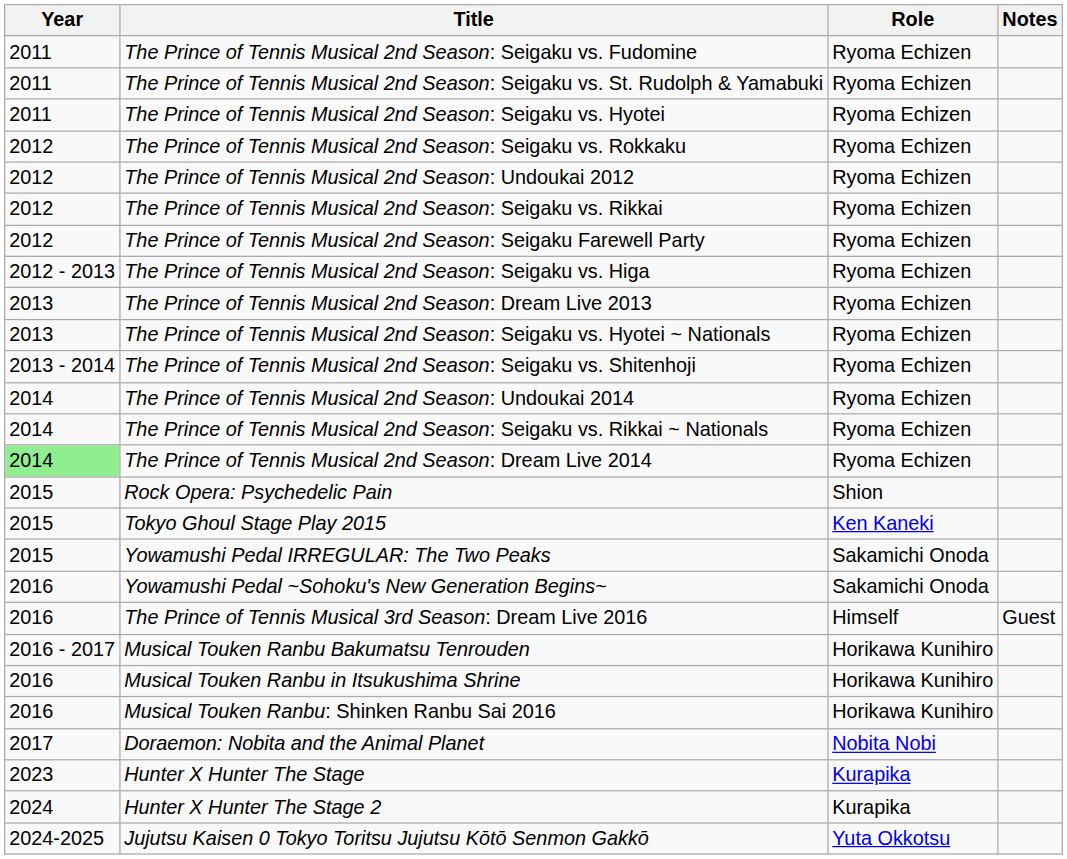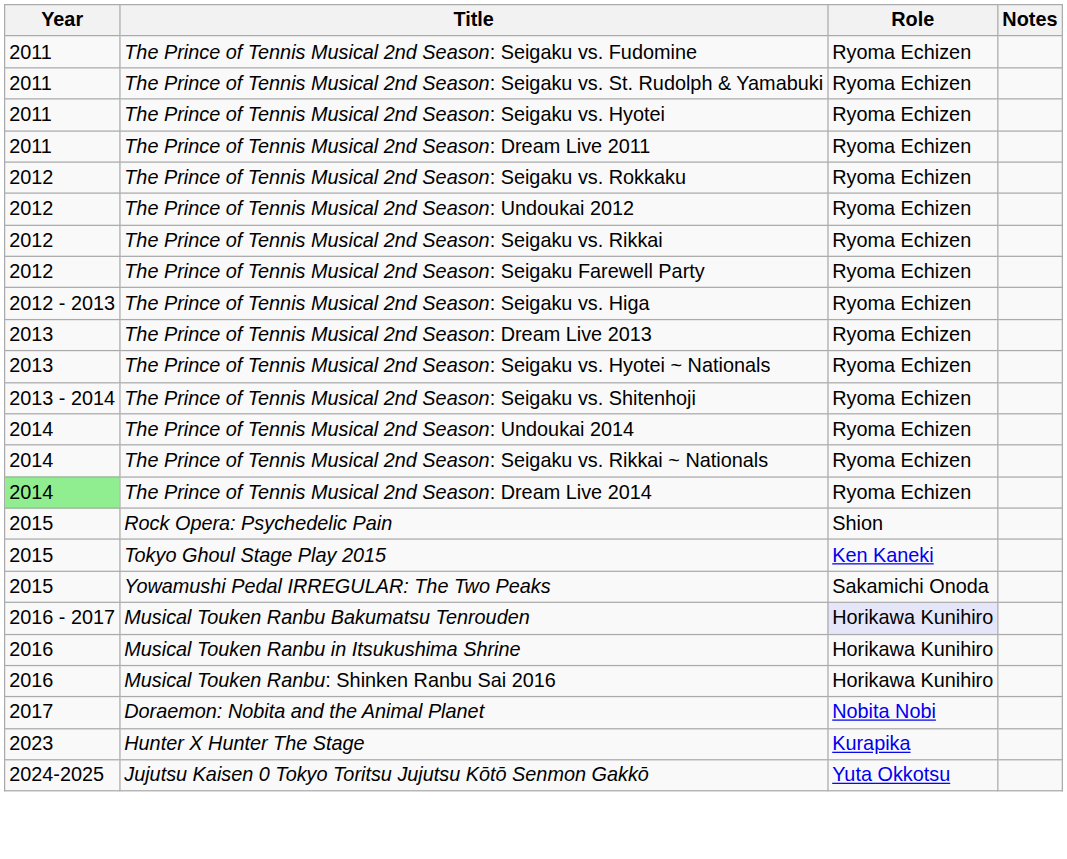+ row: (387, 146)
- row: (365, 586)
- row: (386, 618)
(913, 649) no background -> (913, 618) lavender background
- row: (253, 806)
